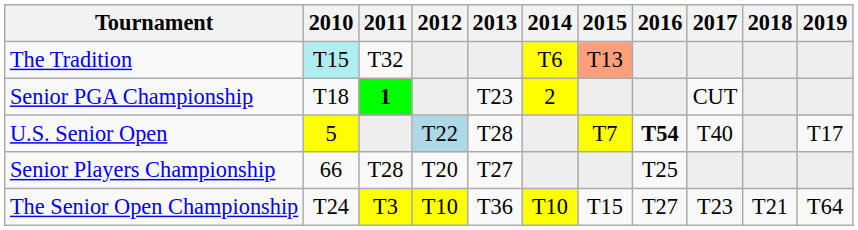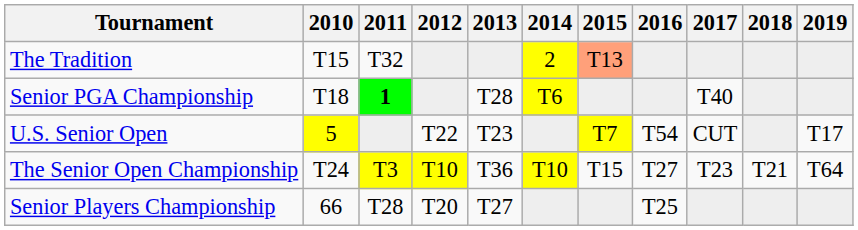(331, 59) paleturquoise background -> (331, 59) no background
(550, 59) T6 -> (550, 59) 2
(495, 96) T23 -> (495, 96) T28
(550, 96) 2 -> (550, 96) T6
(715, 96) CUT -> (715, 96) T40
(440, 133) lightblue background -> (440, 133) no background
(495, 133) T28 -> (495, 133) T23
(660, 133) bold -> (660, 133) normal
(715, 133) T40 -> (715, 133) CUT
rows swapped: (143, 170) <-> (154, 207)
